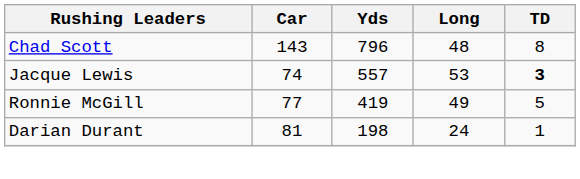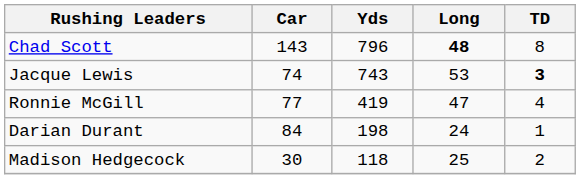(459, 47) normal -> (459, 47) bold
(373, 75) 557 -> (373, 75) 743
(459, 103) 49 -> (459, 103) 47
(540, 103) 5 -> (540, 103) 4
(292, 131) 81 -> (292, 131) 84
+ row: (97, 160)
